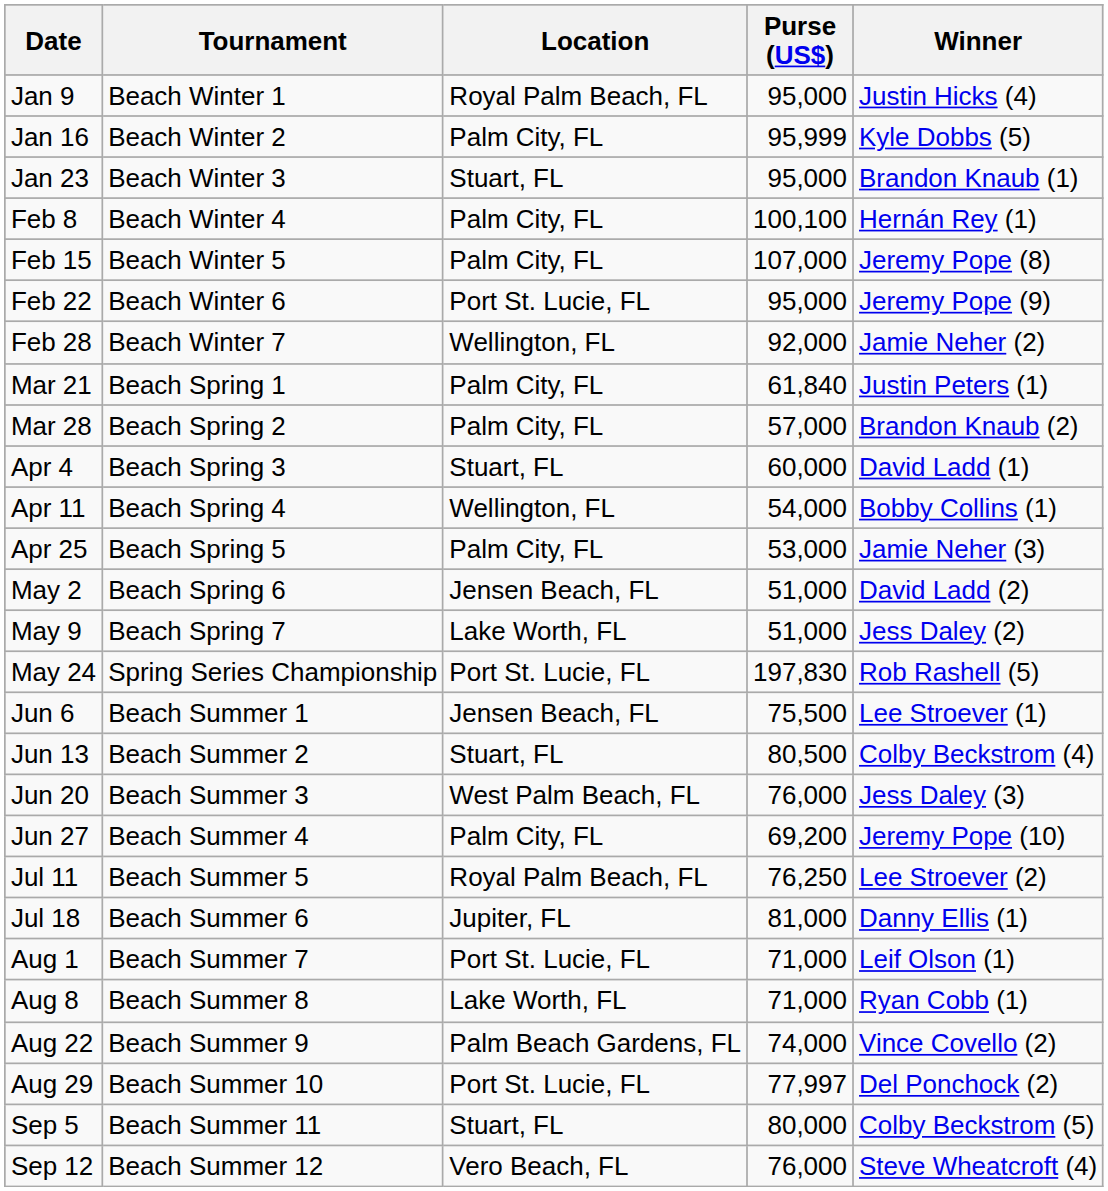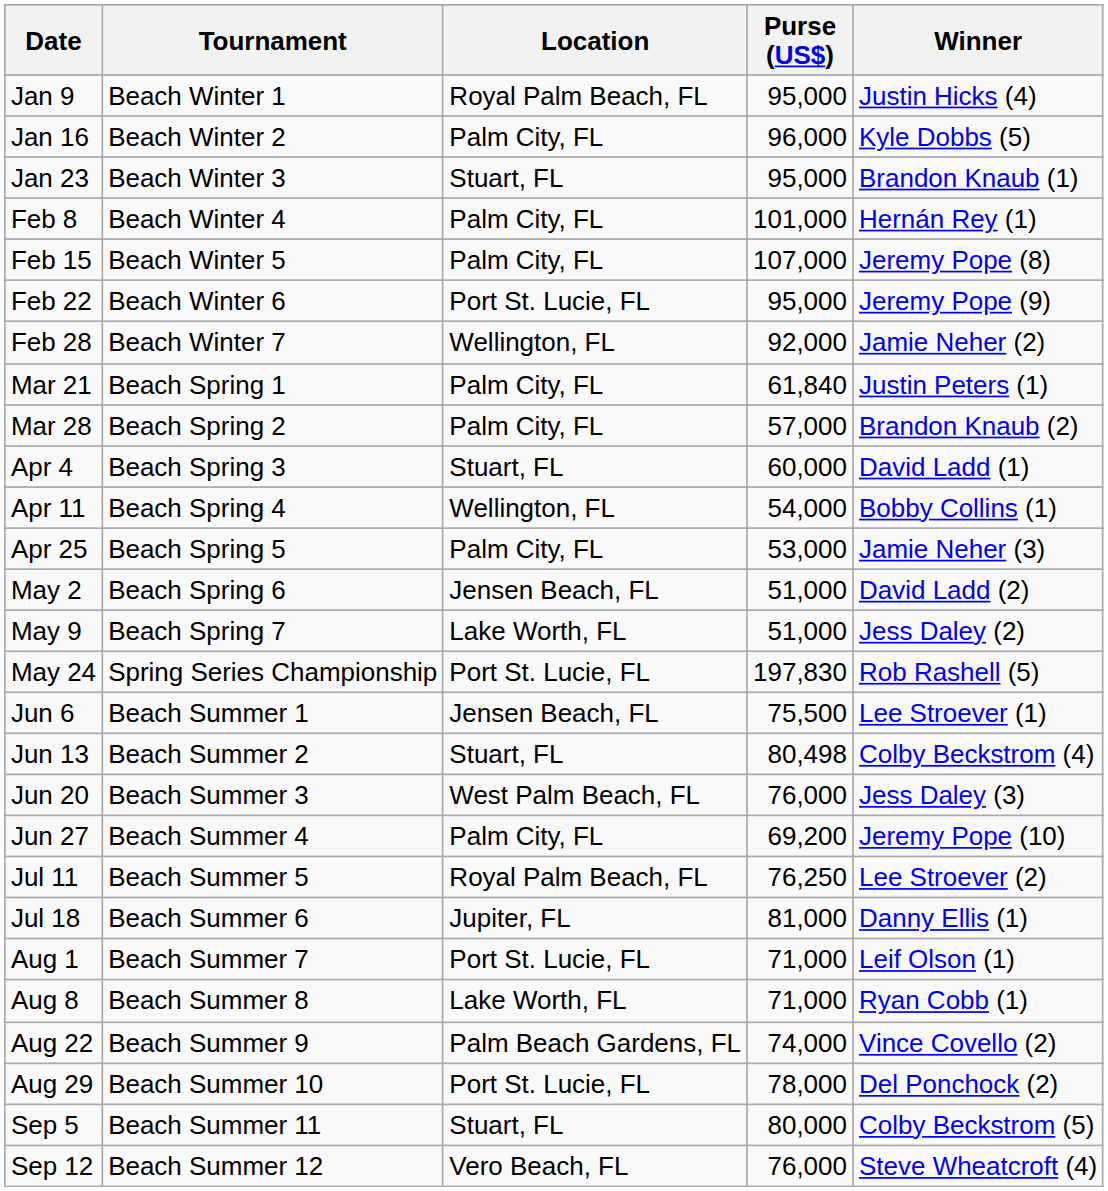(807, 137) 95,999 -> (807, 137) 96,000
(800, 219) 100,100 -> (800, 219) 101,000
(807, 754) 80,500 -> (807, 754) 80,498
(807, 1083) 77,997 -> (807, 1083) 78,000
